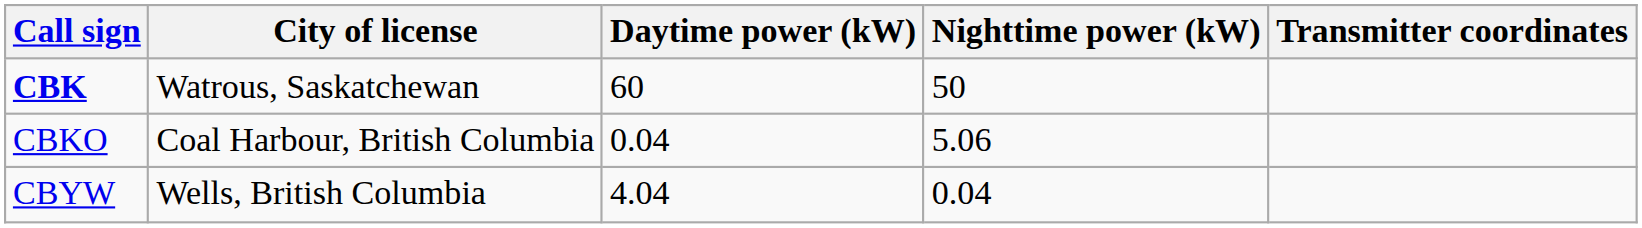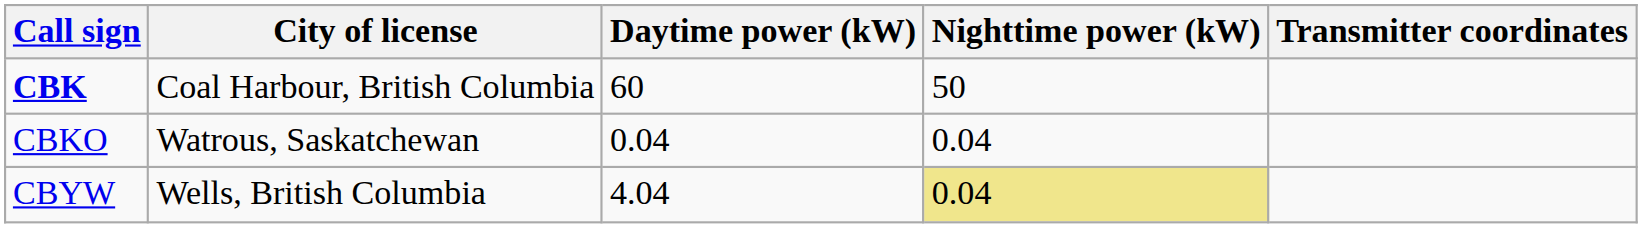(318, 85) Watrous, Saskatchewan -> (375, 85) Coal Harbour, British Columbia
(375, 139) Coal Harbour, British Columbia -> (318, 139) Watrous, Saskatchewan
(962, 139) 5.06 -> (962, 139) 0.04
(962, 193) no background -> (962, 193) khaki background
